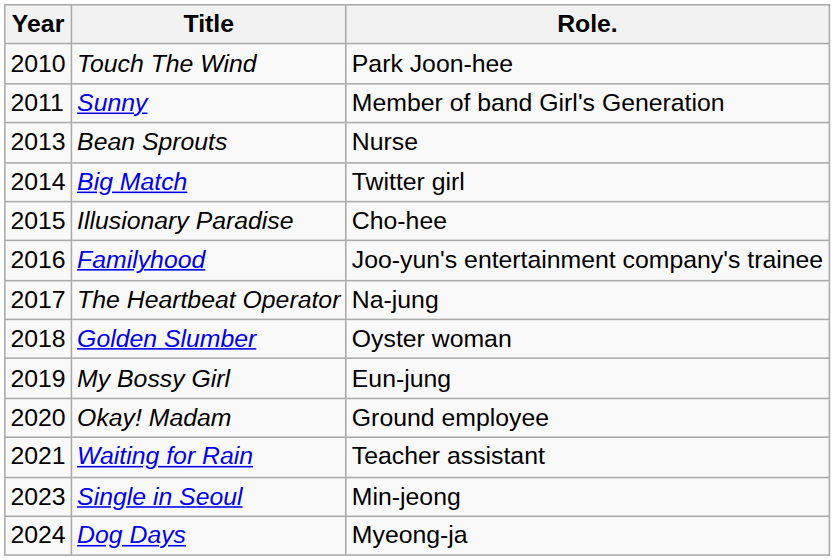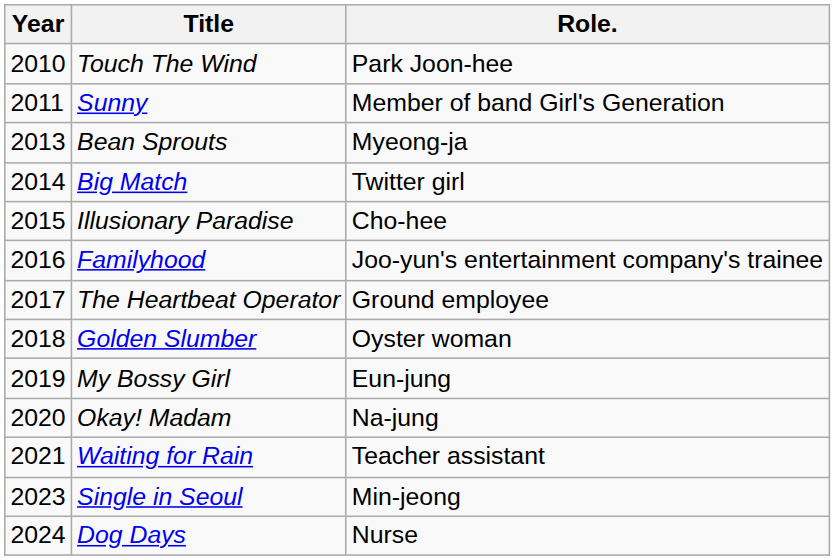(385, 142) Nurse -> (410, 142) Myeong-ja
(395, 299) Na-jung -> (450, 299) Ground employee
(450, 417) Ground employee -> (395, 417) Na-jung
(410, 535) Myeong-ja -> (385, 535) Nurse
